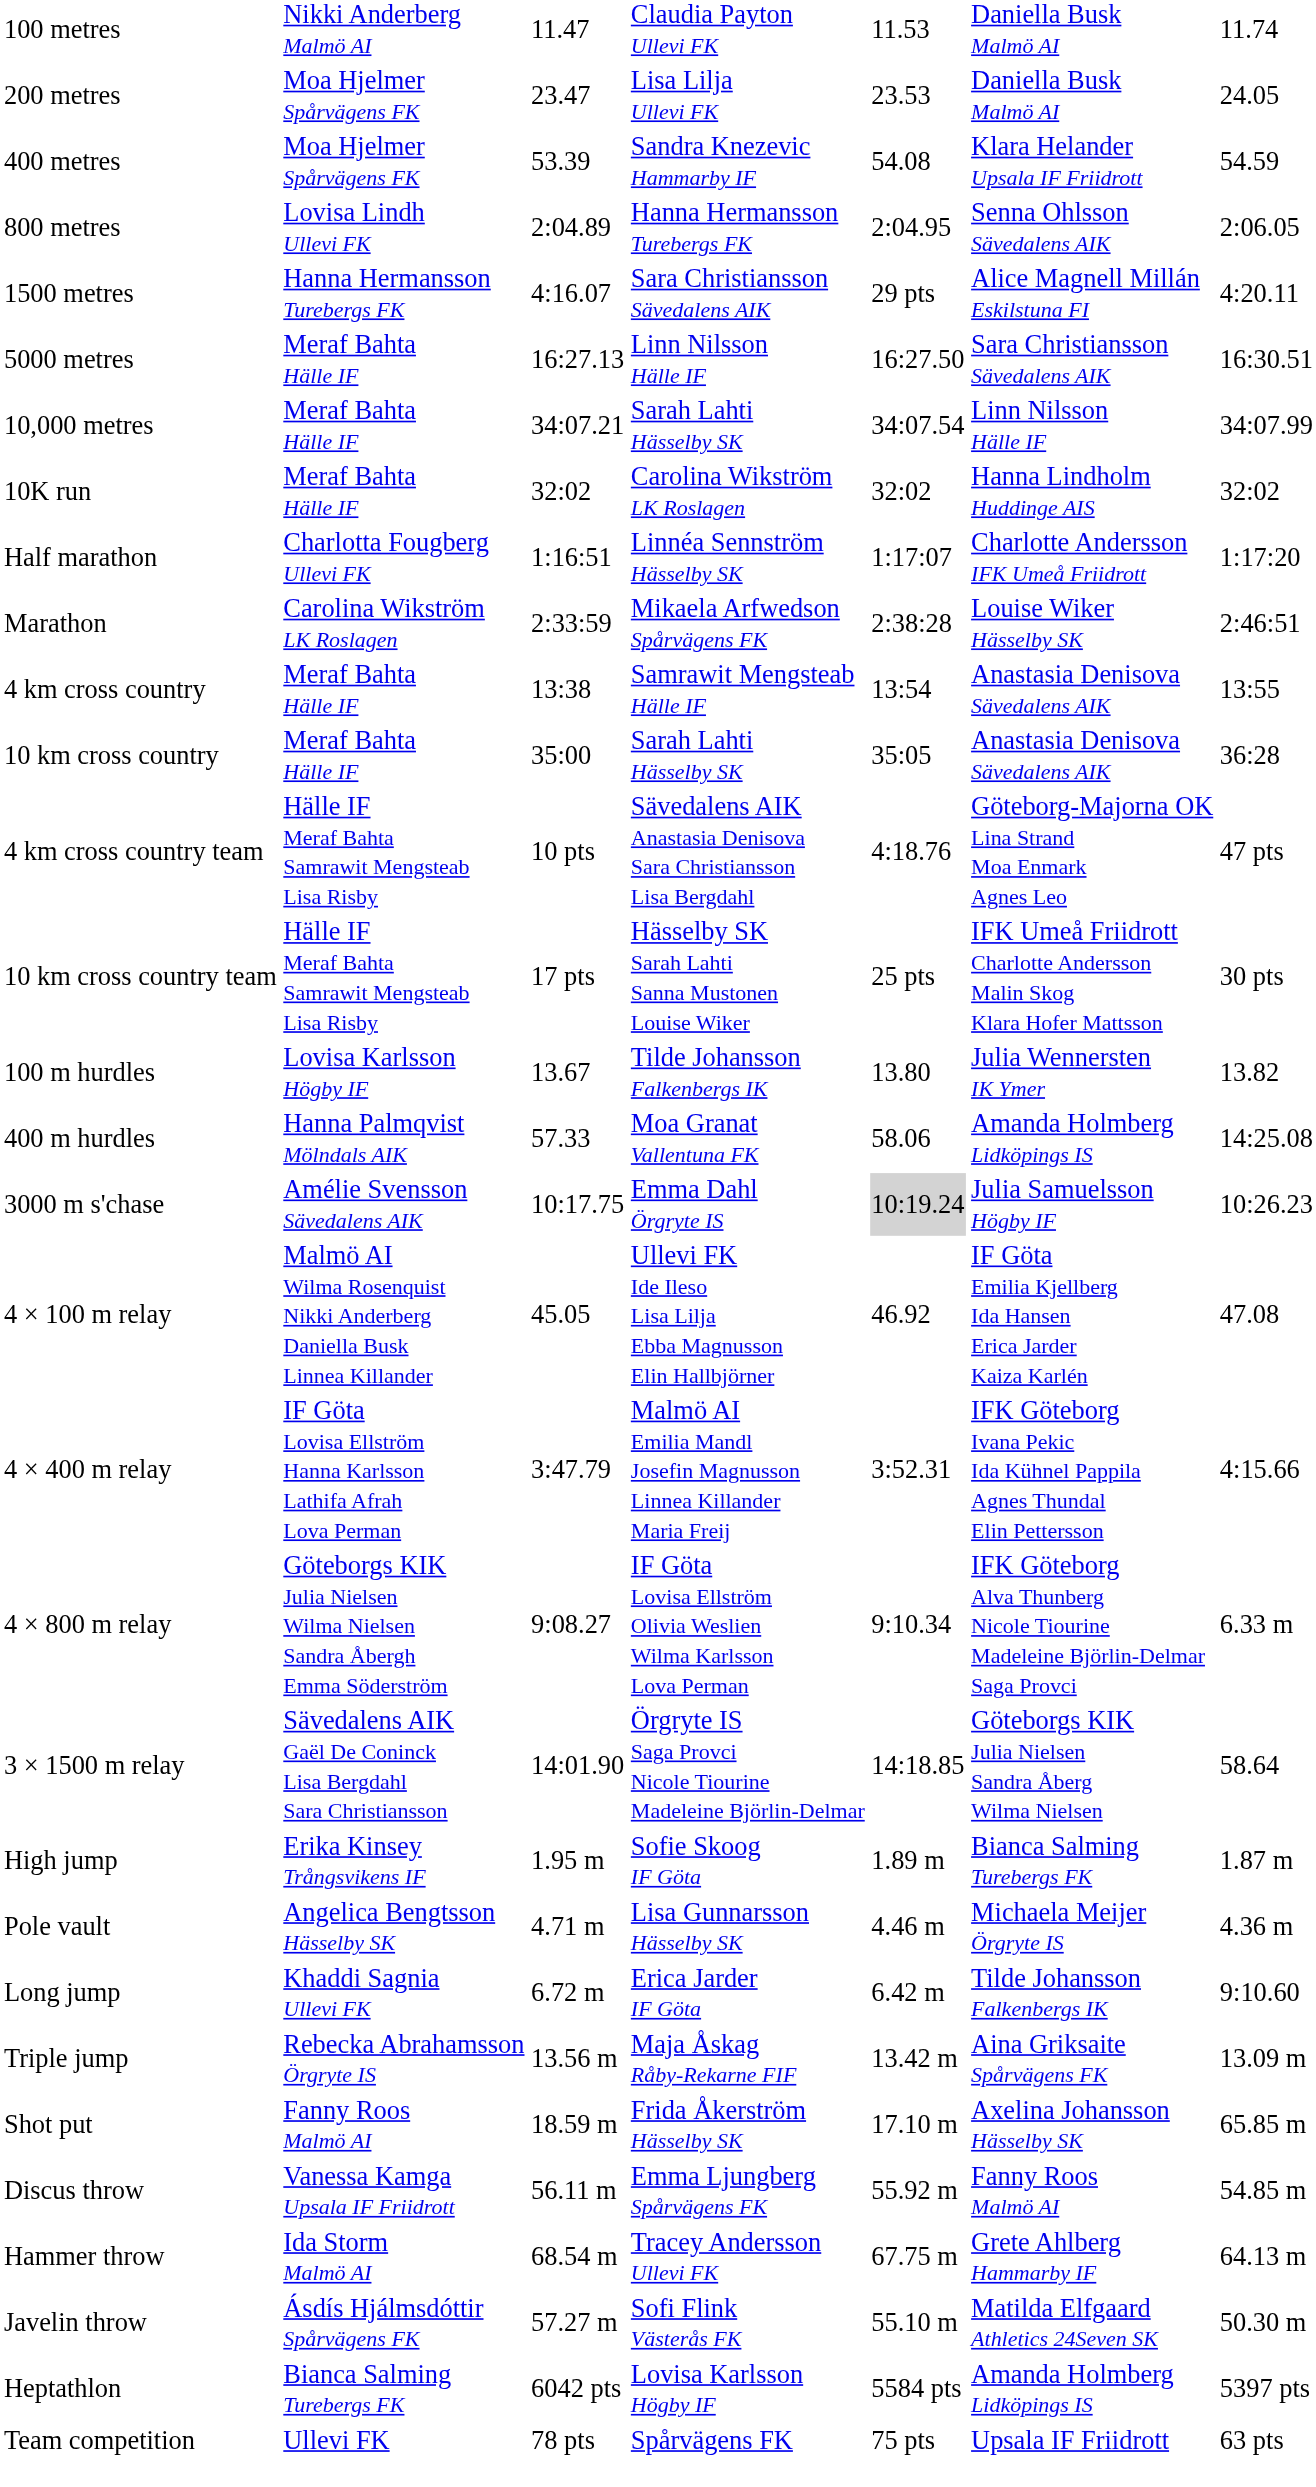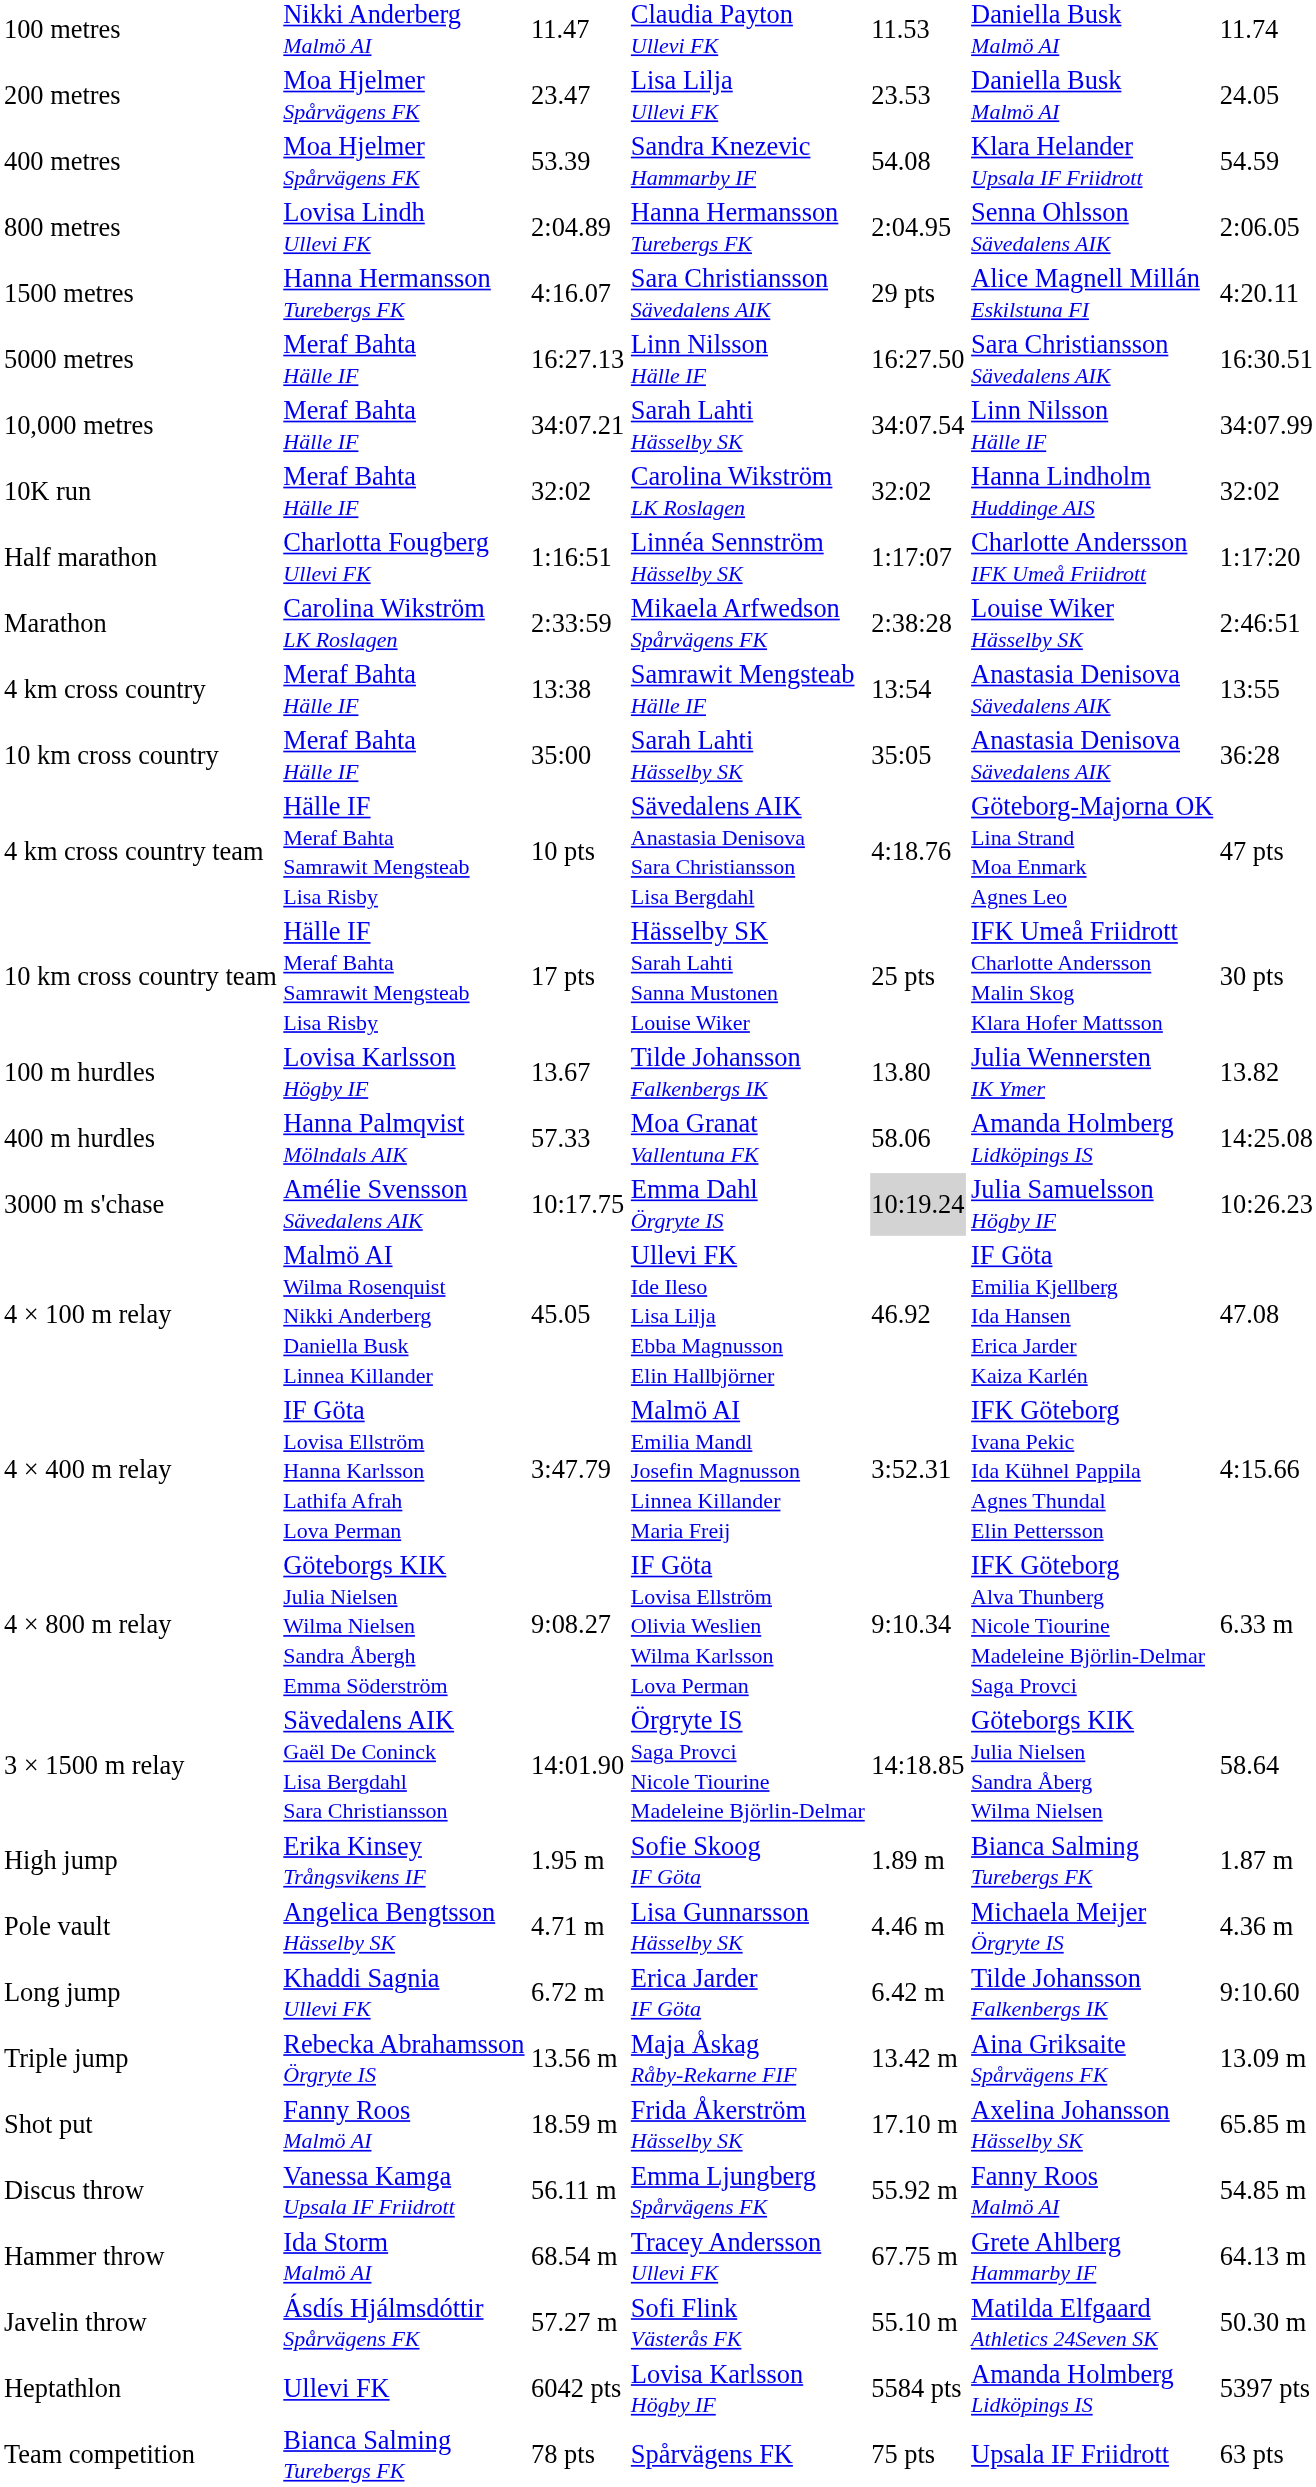(367, 2388) Bianca Salming Turebergs FK -> (336, 2388) Ullevi FK
(336, 2439) Ullevi FK -> (367, 2454) Bianca Salming Turebergs FK
